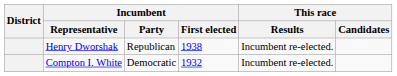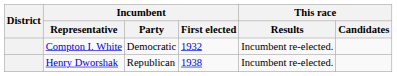rows swapped: (84, 63) <-> (82, 46)
